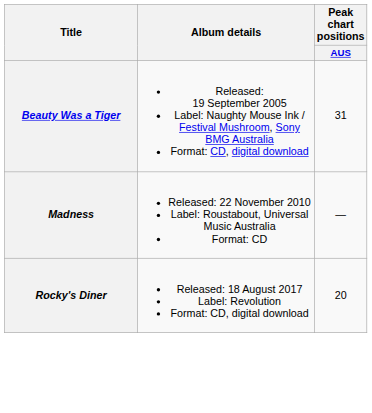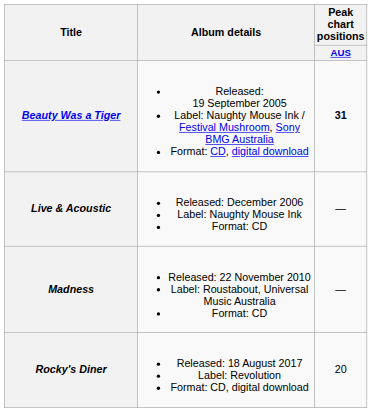(341, 116) normal -> (341, 116) bold
+ row: (71, 208)
